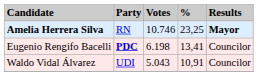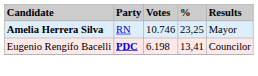(224, 29) bold -> (223, 29) normal
- row: (51, 63)
